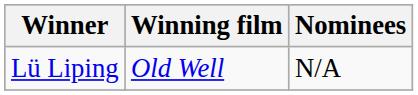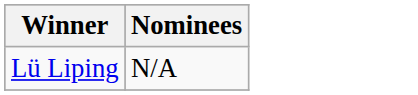- column: (207, 25)
